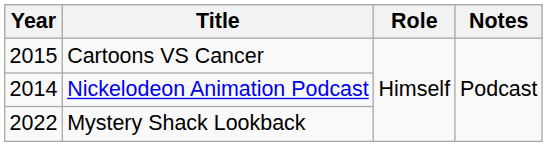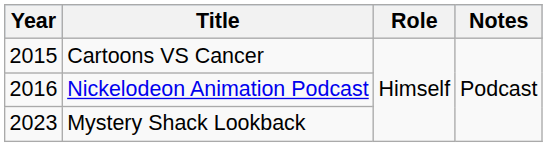(33, 89) 2014 -> (33, 89) 2016
(33, 123) 2022 -> (33, 123) 2023
